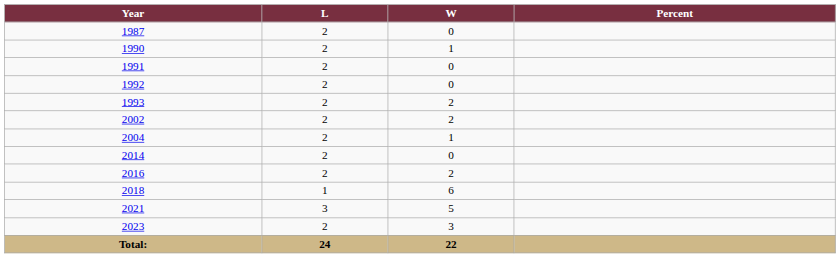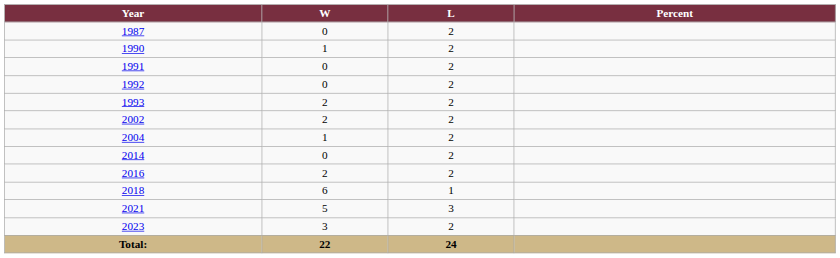columns swapped: (451, 13) <-> (325, 13)
